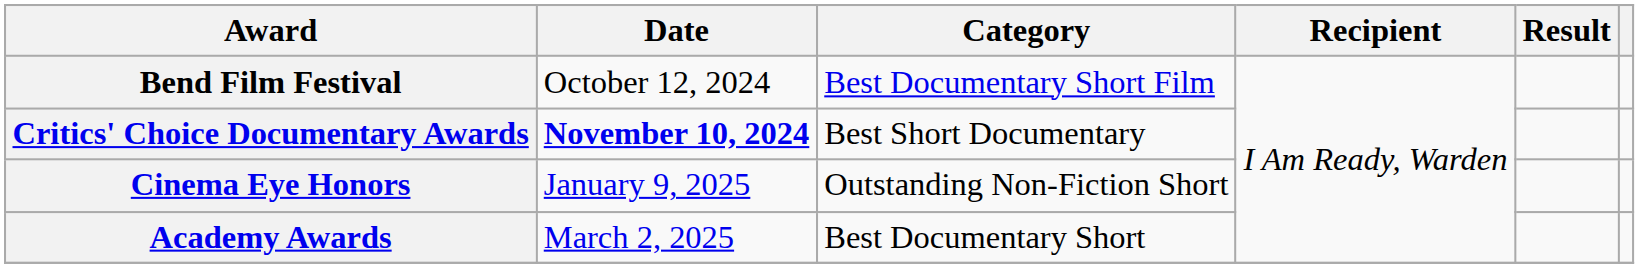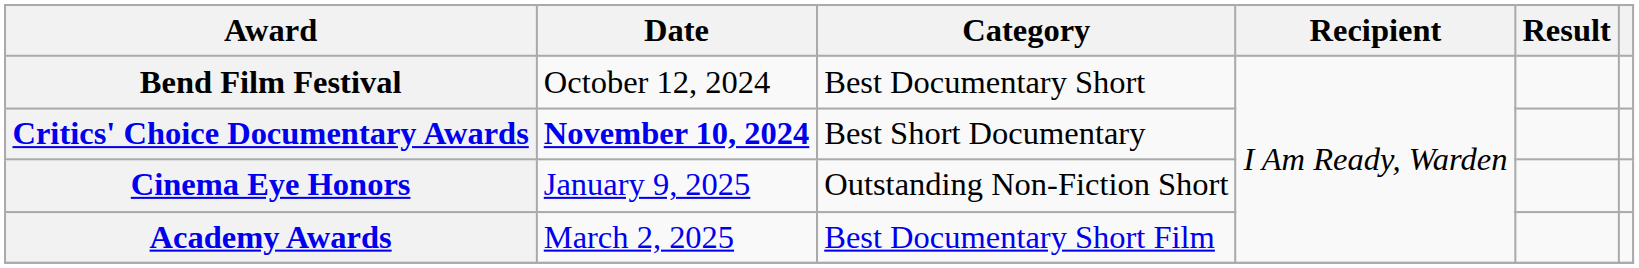(1020, 81) Best Documentary Short Film -> (985, 81) Best Documentary Short
(985, 236) Best Documentary Short -> (1020, 236) Best Documentary Short Film
